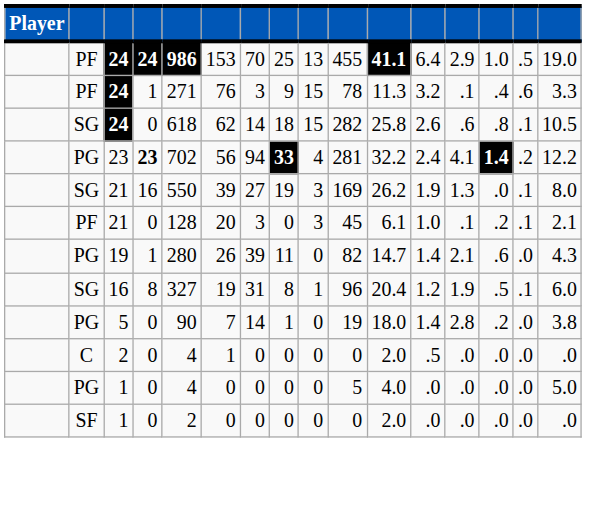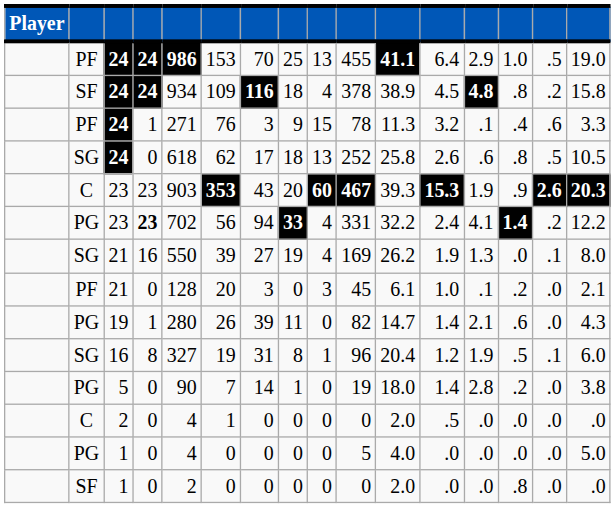+ row: (86, 92)
(255, 124) 14 -> (264, 157) 17
(313, 124) 15 -> (322, 157) 13
(347, 124) 282 -> (356, 157) 252
(525, 124) .1 -> (554, 157) .5
+ row: (86, 190)
(347, 157) 281 -> (356, 223) 331
(318, 190) 3 -> (327, 256) 4
(525, 223) .1 -> (554, 288) .0
(501, 420) .0 -> (520, 485) .8
